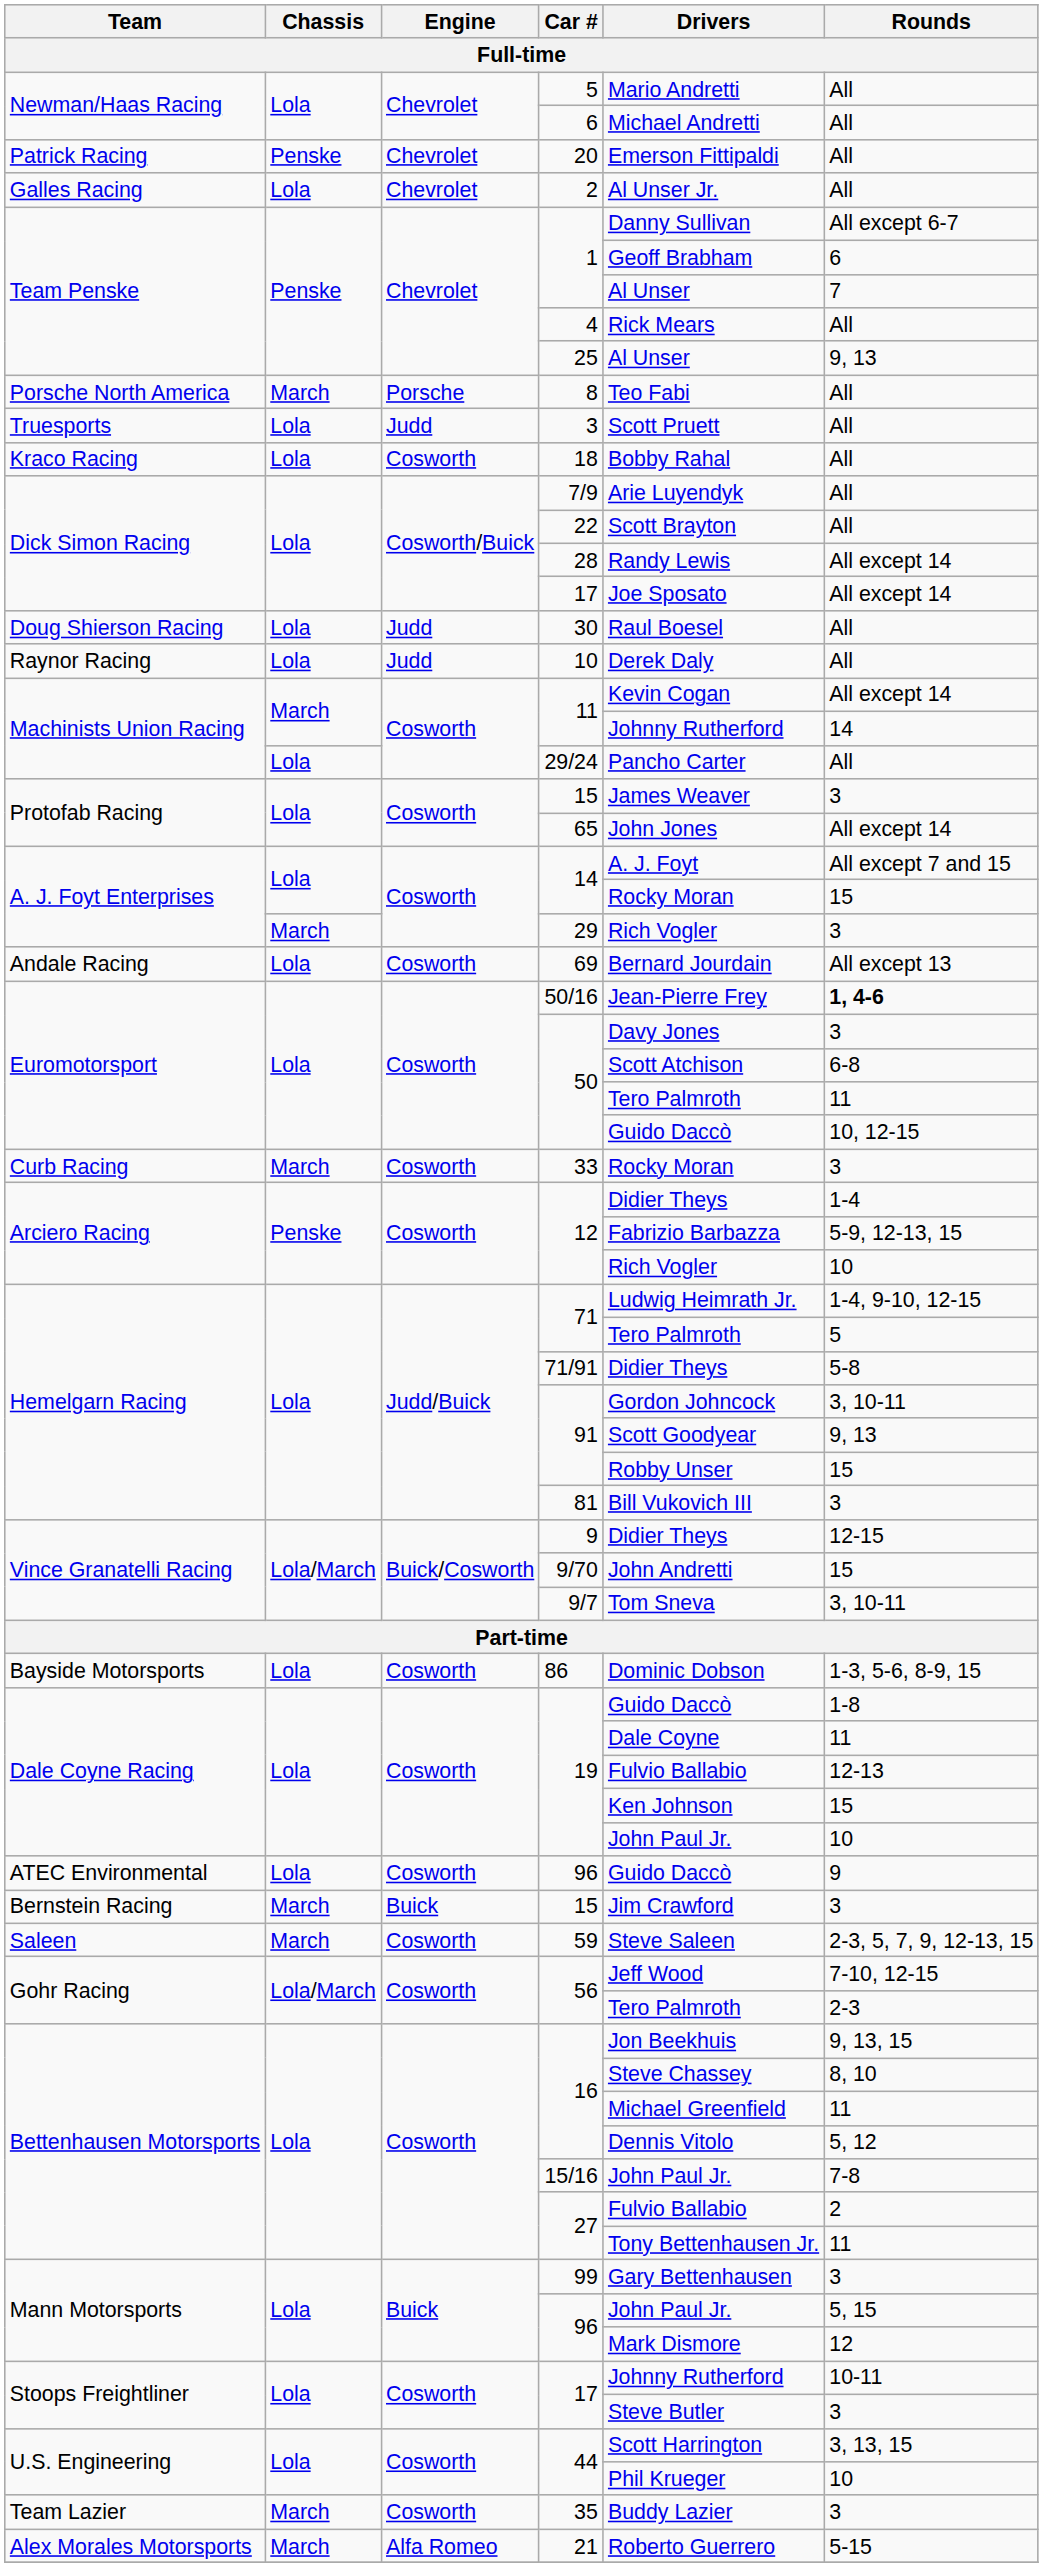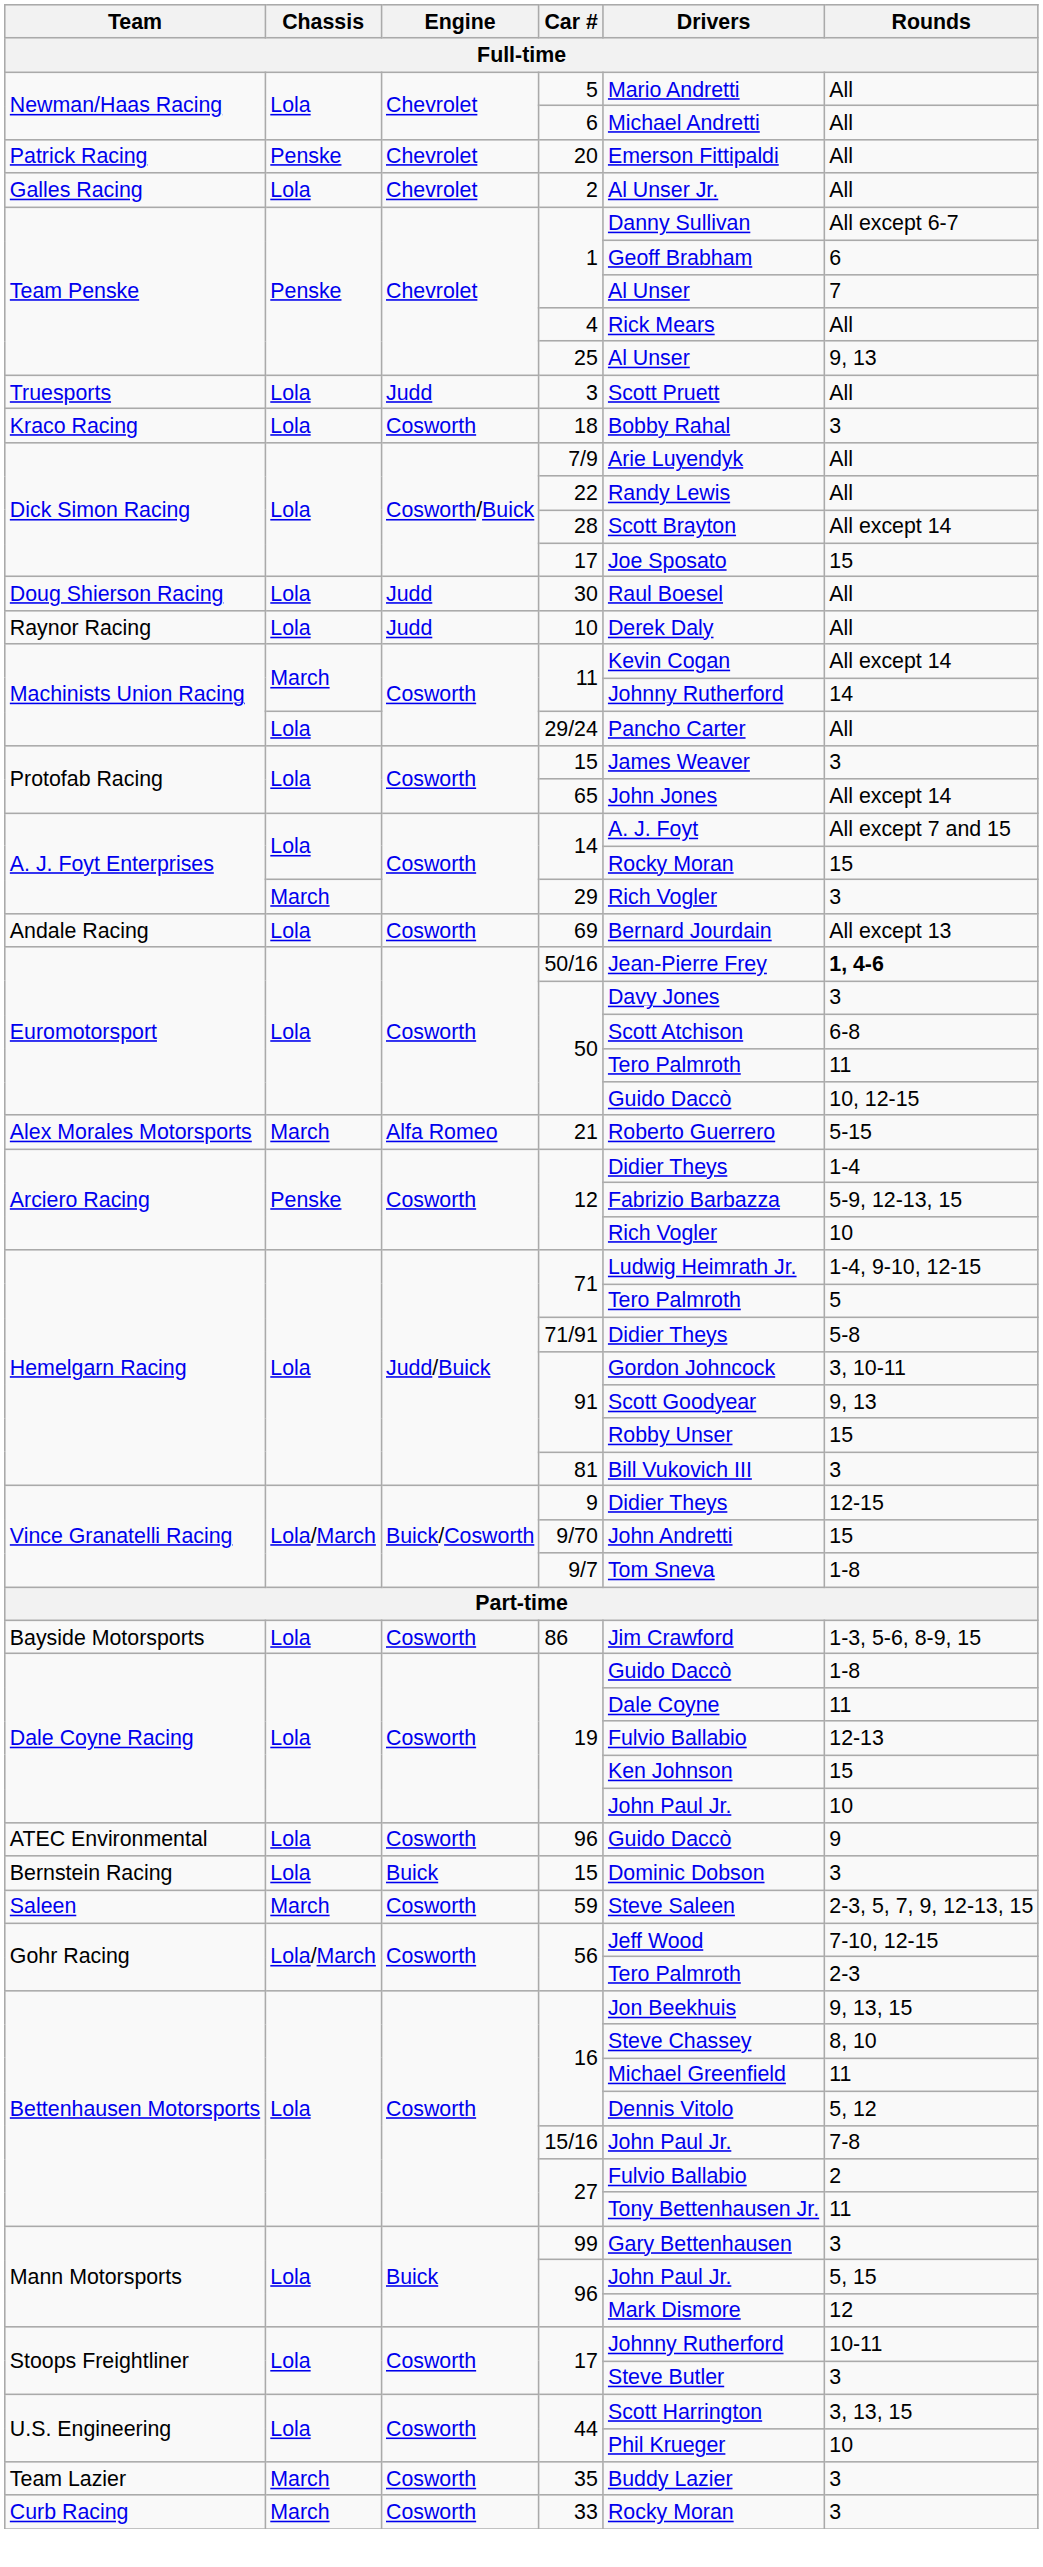- row: (120, 391)
(841, 459) All -> (835, 425) 3
(672, 526) Scott Brayton -> (669, 492) Randy Lewis
(669, 560) Randy Lewis -> (672, 526) Scott Brayton
(890, 593) All except 14 -> (841, 560) 15
rows swapped: (131, 2545) <-> (69, 1166)
(868, 1603) 3, 10-11 -> (845, 1569) 1-8
(686, 1670) Dominic Dobson -> (671, 1637) Jim Crawford
(300, 1906) March -> (290, 1872) Lola
(671, 1906) Jim Crawford -> (686, 1872) Dominic Dobson
